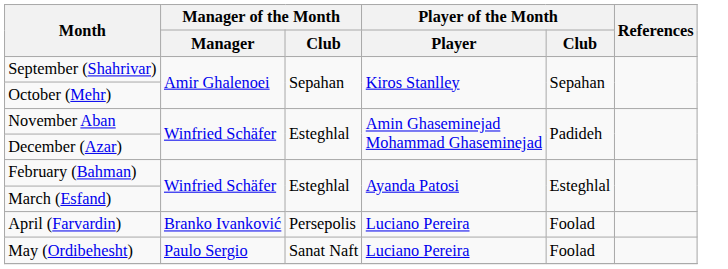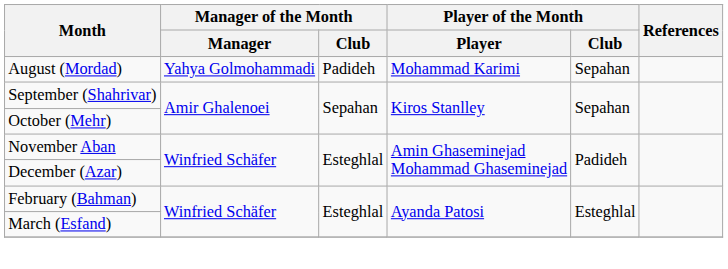+ row: (65, 69)
- row: (65, 224)
- row: (71, 250)
